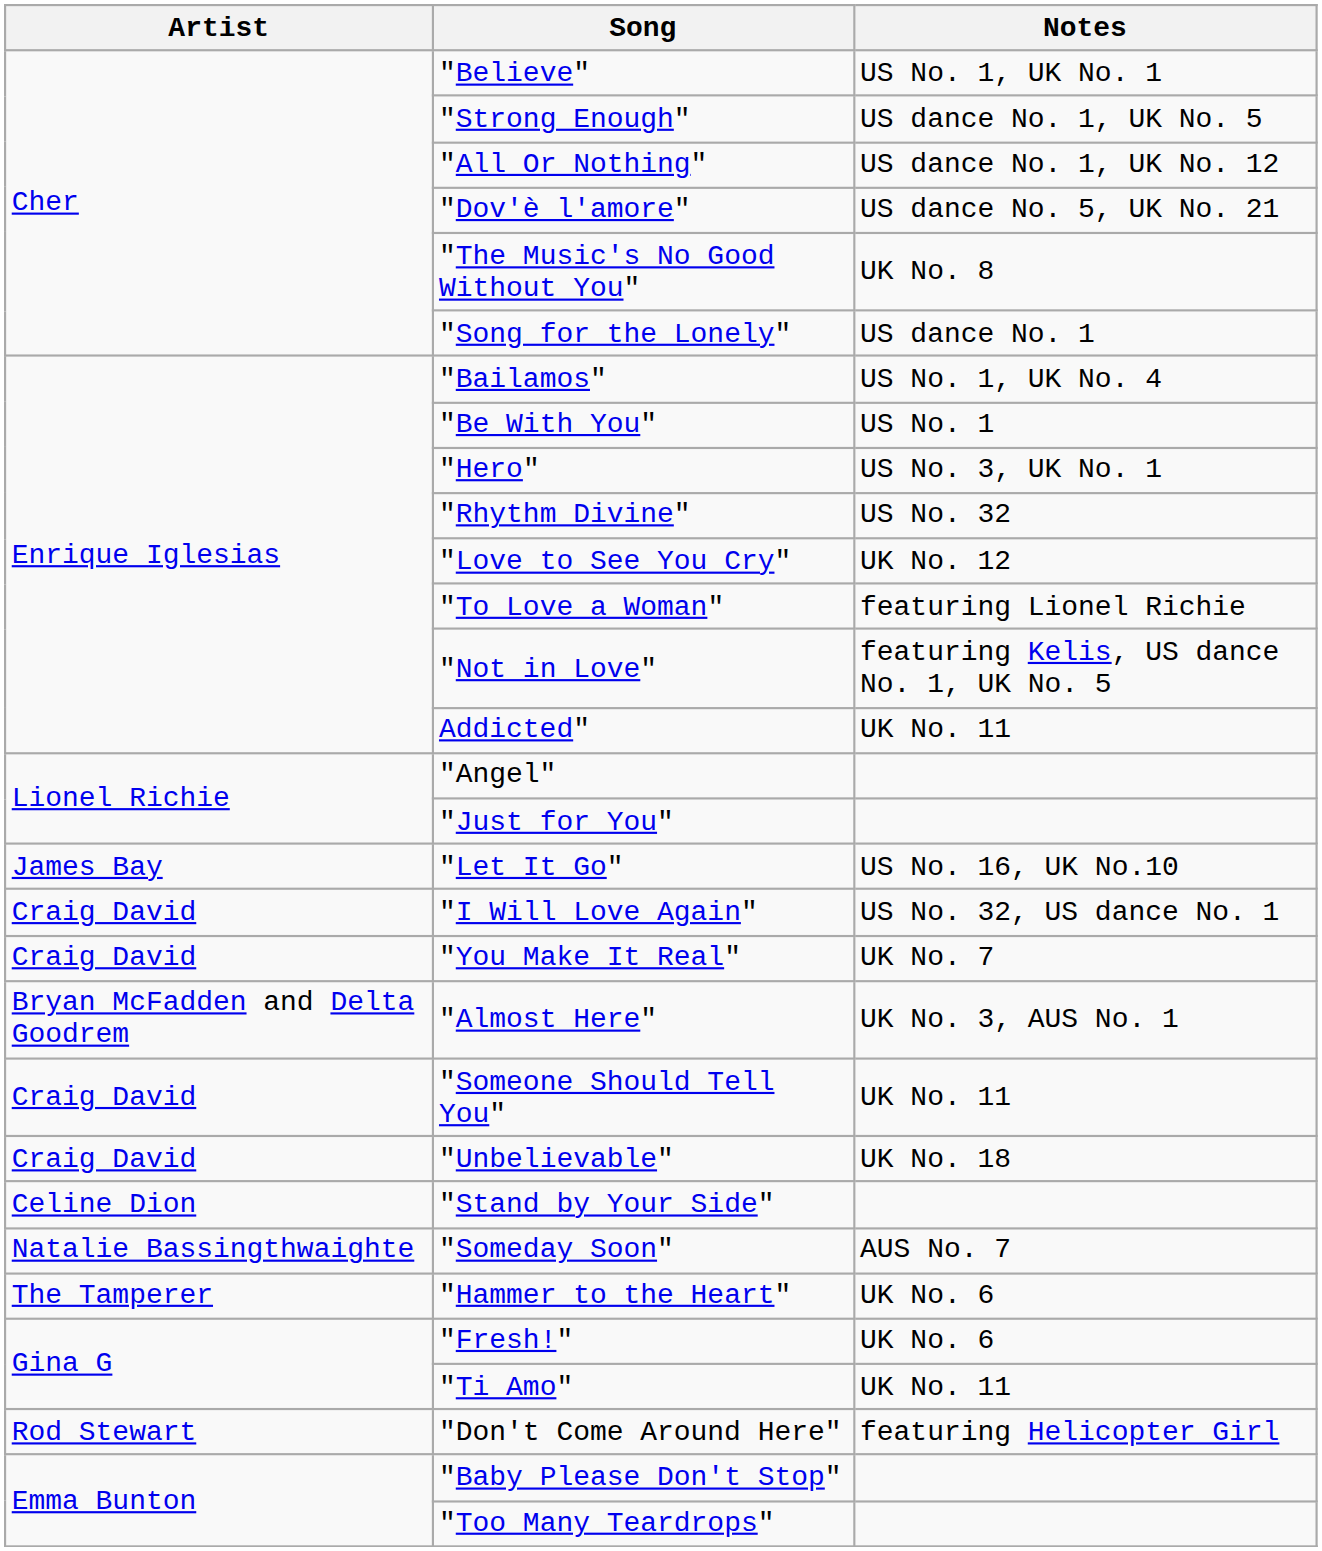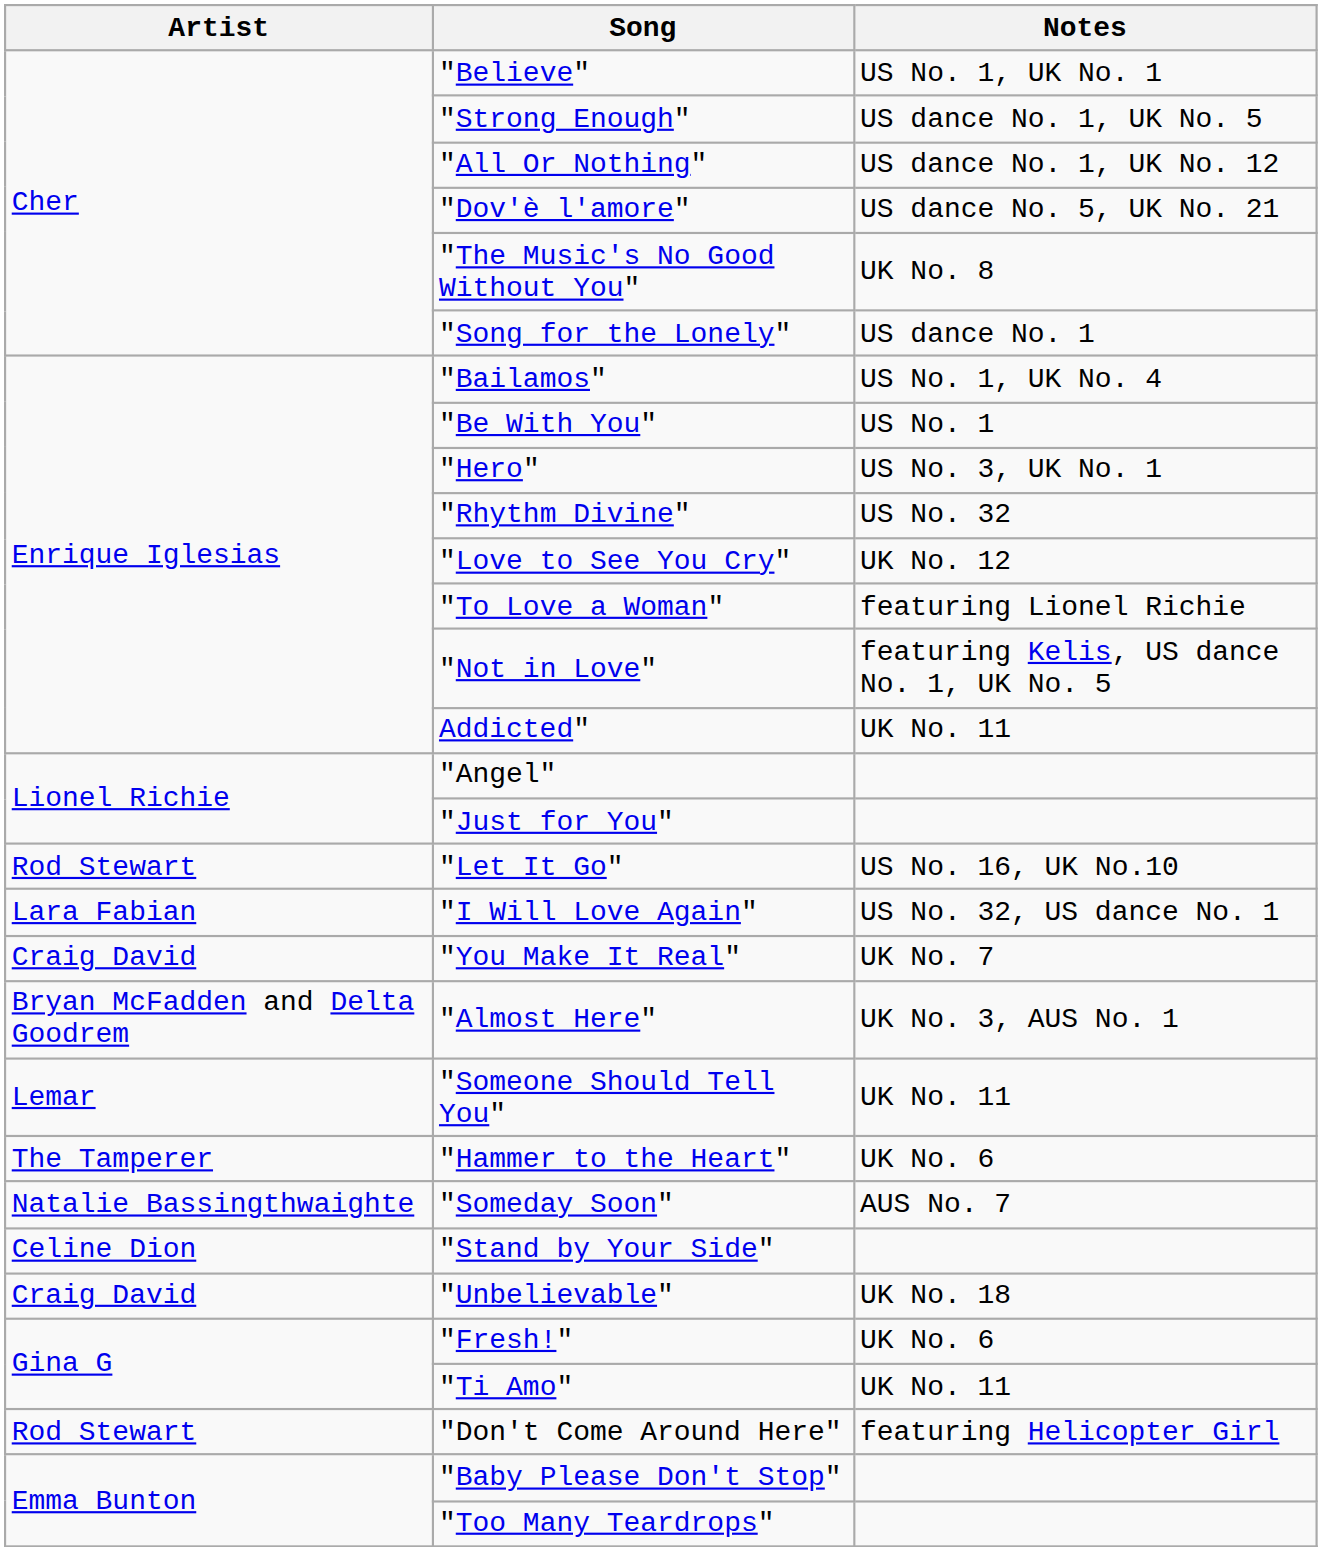(87, 867) James Bay -> (104, 867) Rod Stewart
(104, 912) Craig David -> (104, 912) Lara Fabian
(104, 1097) Craig David -> (54, 1097) Lemar
rows swapped: (556, 1159) <-> (615, 1296)
rows swapped: (607, 1205) <-> (556, 1250)
